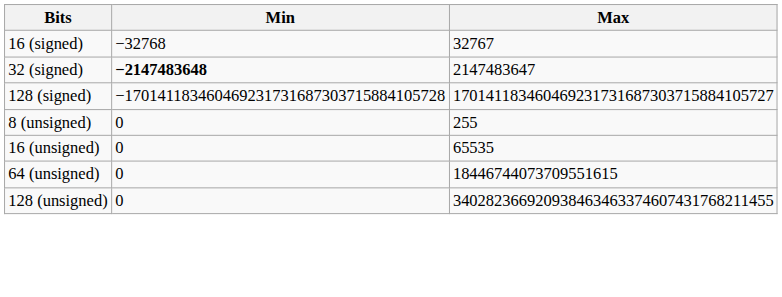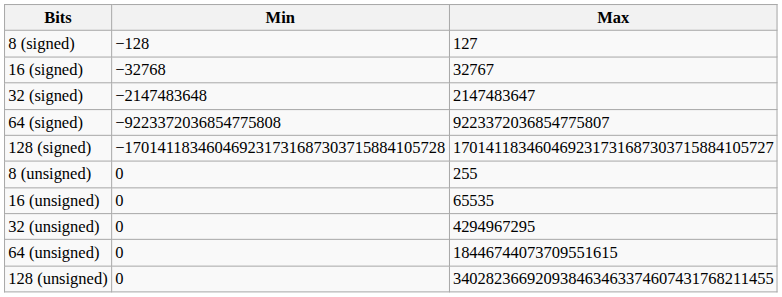+ row: (41, 43)
(161, 69) bold -> (161, 95) normal
+ row: (46, 122)
+ row: (54, 226)
